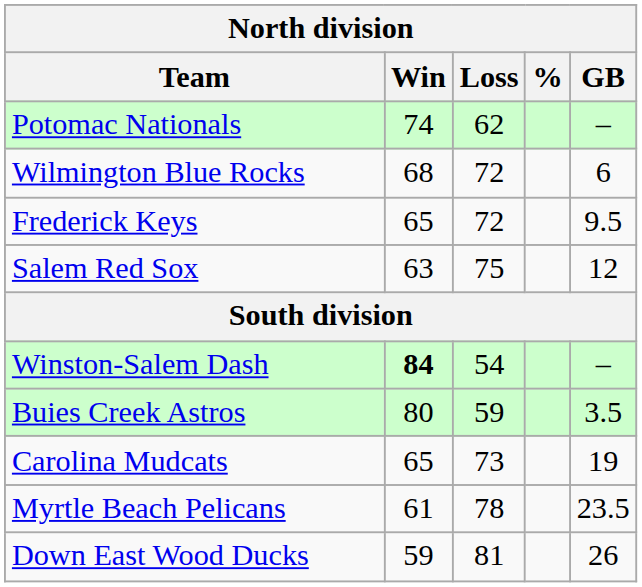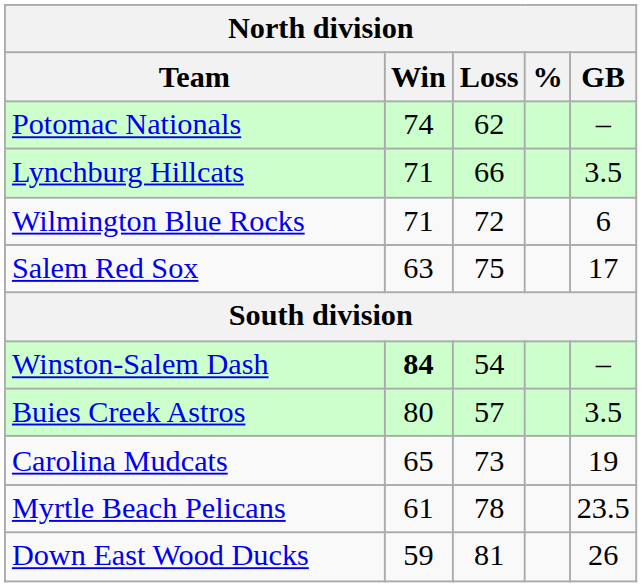+ row: (128, 172)
(418, 172) 68 -> (418, 220) 71
- row: (105, 220)
(603, 268) 12 -> (603, 268) 17
(489, 412) 59 -> (489, 412) 57
